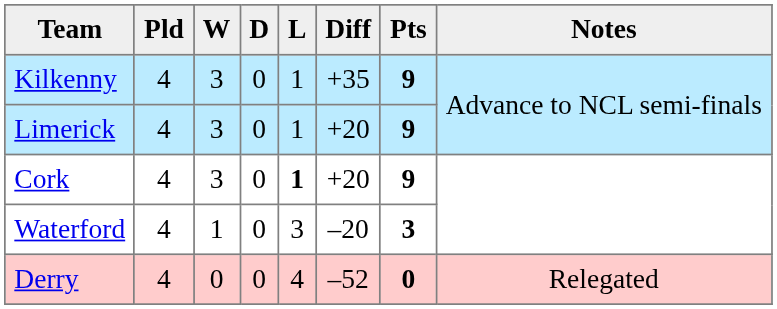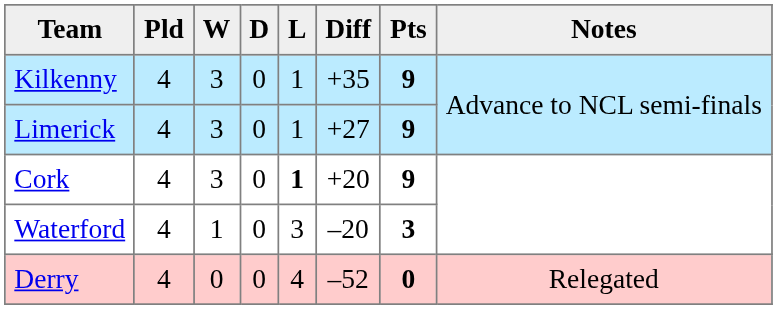(348, 129) +20 -> (348, 129) +27
